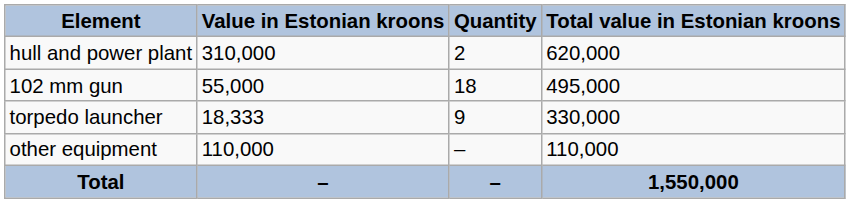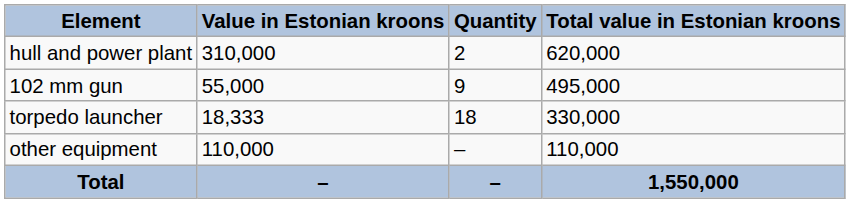(465, 85) 18 -> (460, 85) 9
(460, 117) 9 -> (465, 117) 18
